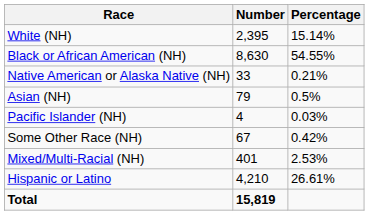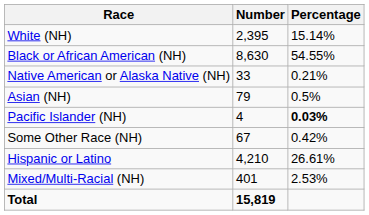(309, 117) normal -> (309, 117) bold
rows swapped: (76, 158) <-> (59, 179)
